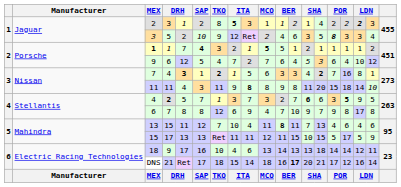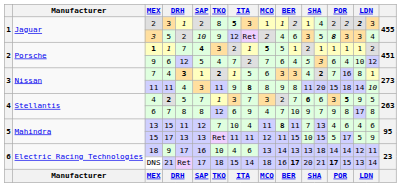(334, 163) normal -> (334, 163) bold
(347, 163) 12 -> (347, 163) 15
(360, 163) 16 -> (360, 163) 13
